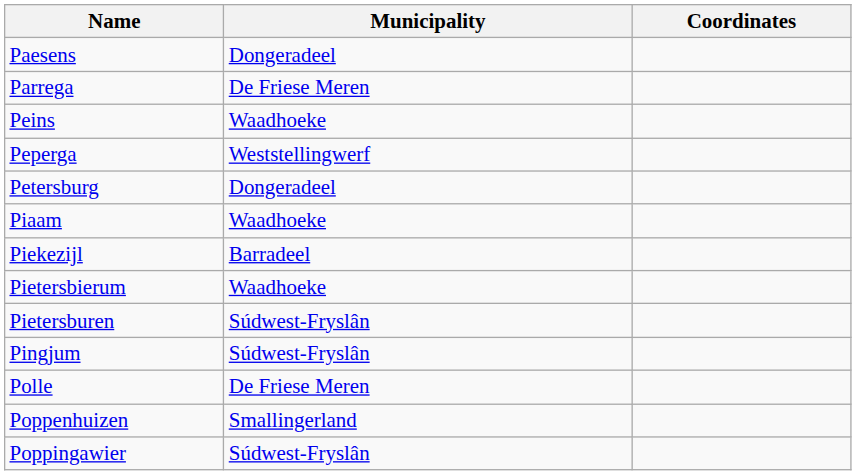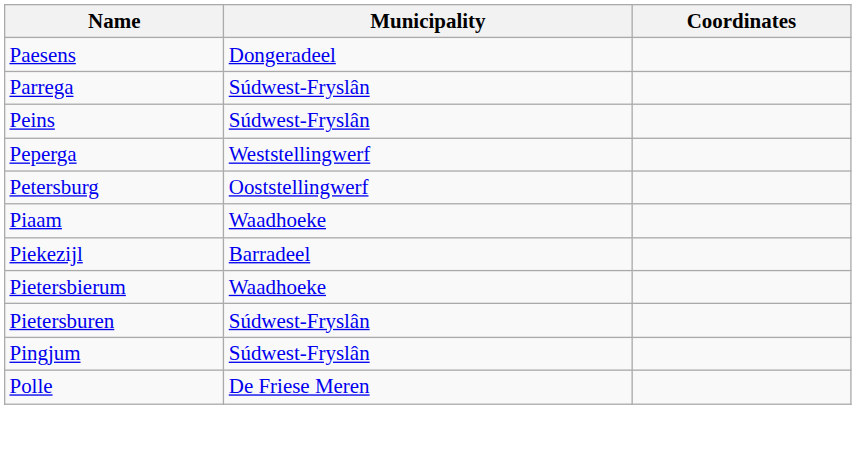(299, 87) De Friese Meren -> (299, 87) Súdwest-Fryslân
(277, 120) Waadhoeke -> (299, 120) Súdwest-Fryslân
(282, 187) Dongeradeel -> (299, 187) Ooststellingwerf
- row: (69, 420)
- row: (68, 453)
